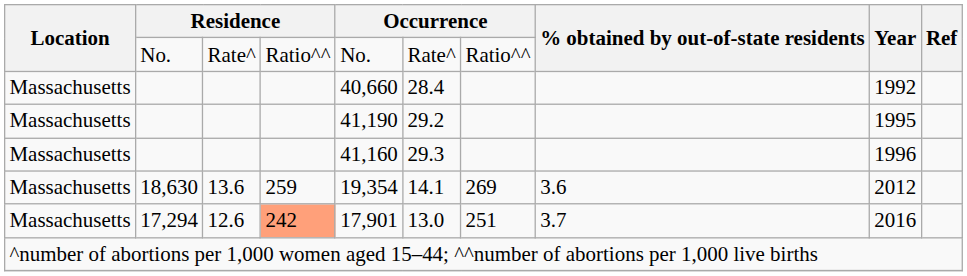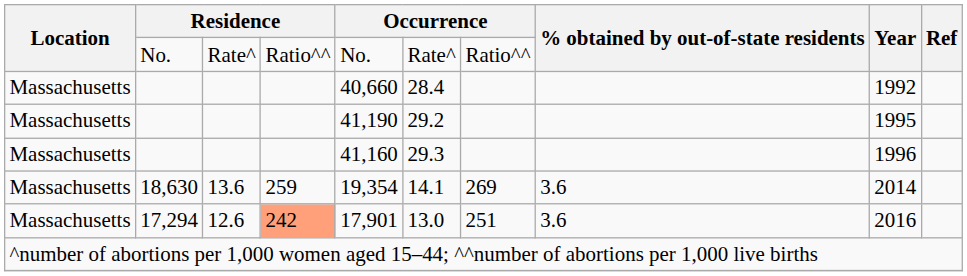(895, 187) 2012 -> (895, 187) 2014
(553, 220) 3.7 -> (553, 220) 3.6
